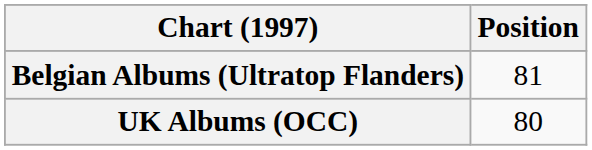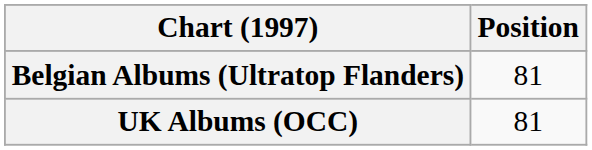(528, 121) 80 -> (528, 121) 81
